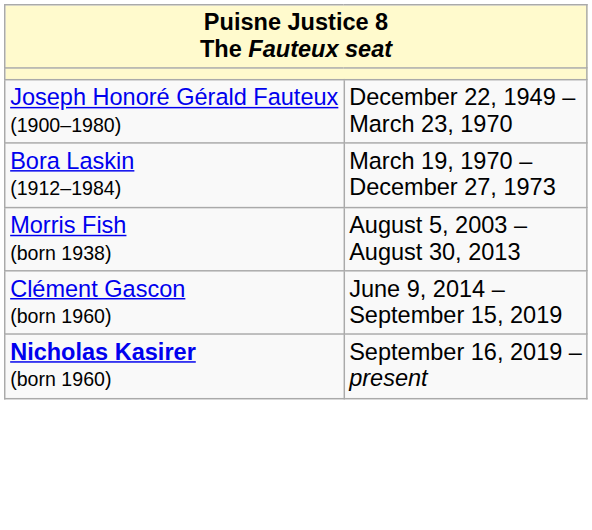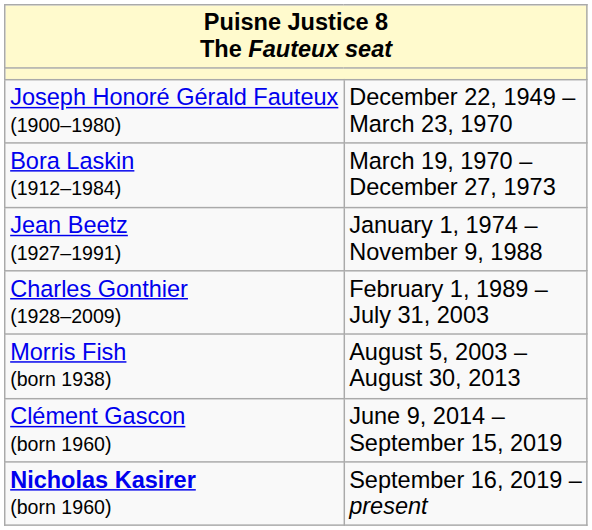+ row: (69, 238)
+ row: (99, 302)
